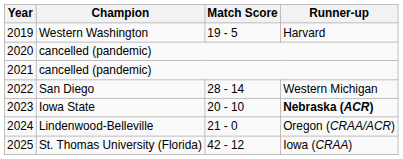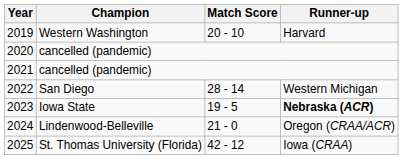(222, 32) 19 - 5 -> (226, 32) 20 - 10
(226, 107) 20 - 10 -> (222, 107) 19 - 5
